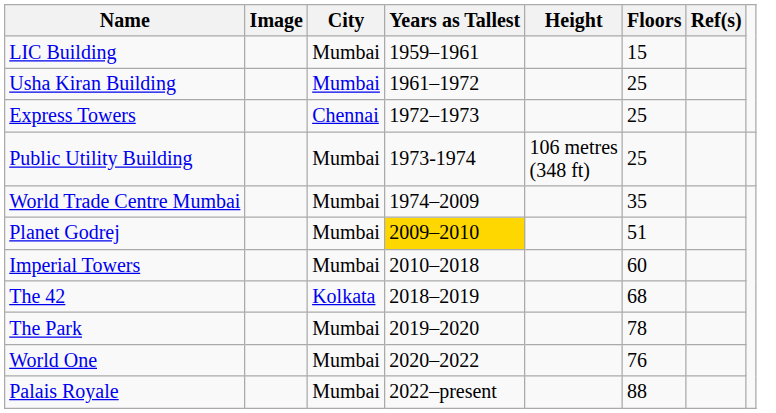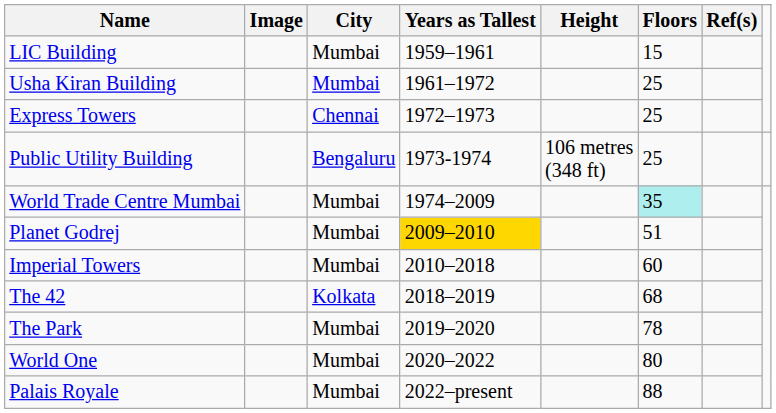(346, 158) Mumbai -> (354, 158) Bengaluru
(637, 201) no background -> (653, 201) paleturquoise background
(637, 360) 76 -> (653, 360) 80
